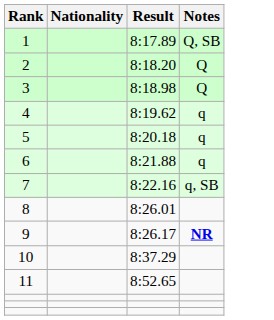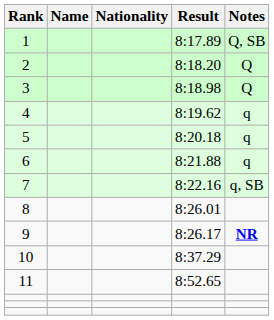+ column: (69, 16)
